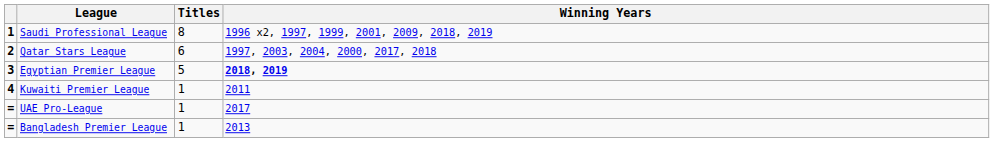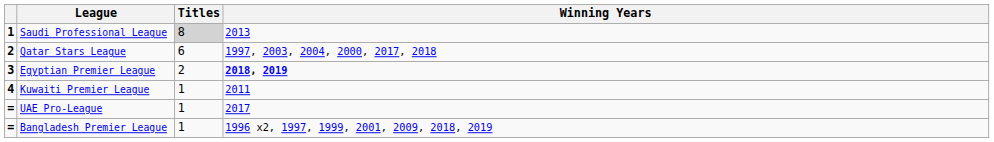(181, 33) no background -> (181, 33) lightgrey background
(359, 33) 1996 x2, 1997, 1999, 2001, 2009, 2018, 2019 -> (238, 33) 2013
(181, 71) 5 -> (181, 71) 2
(238, 128) 2013 -> (359, 128) 1996 x2, 1997, 1999, 2001, 2009, 2018, 2019
